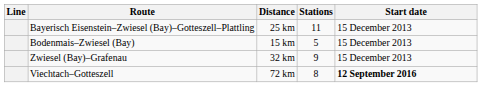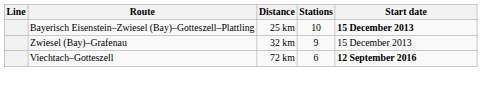(316, 27) 11 -> (316, 27) 10
(375, 27) normal -> (375, 27) bold
- row: (82, 43)
(316, 74) 8 -> (316, 58) 6
